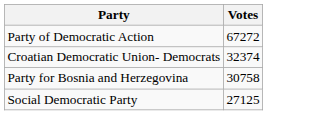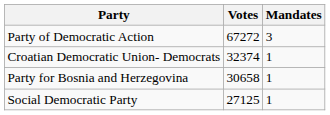+ column: (294, 15)
(243, 78) 30758 -> (243, 78) 30658
